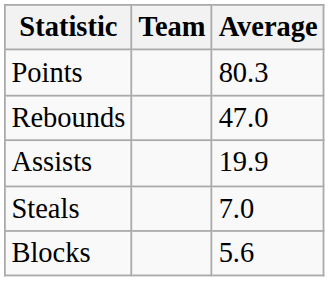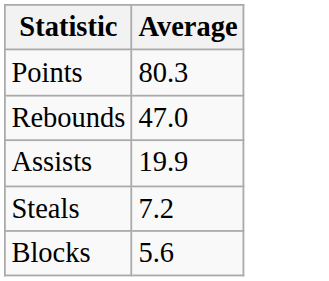- column: (172, 27)
(236, 207) 7.0 -> (156, 207) 7.2
